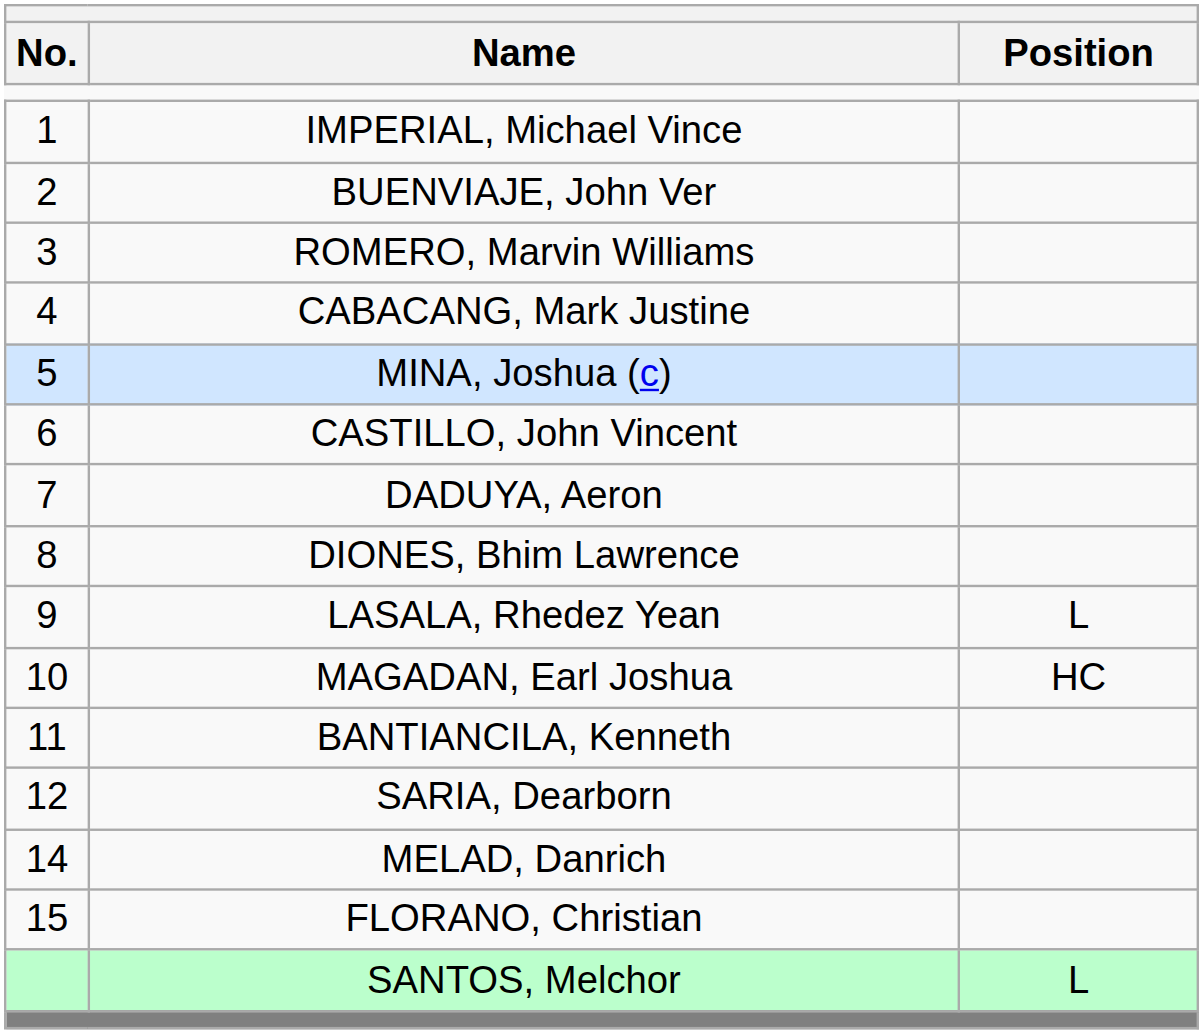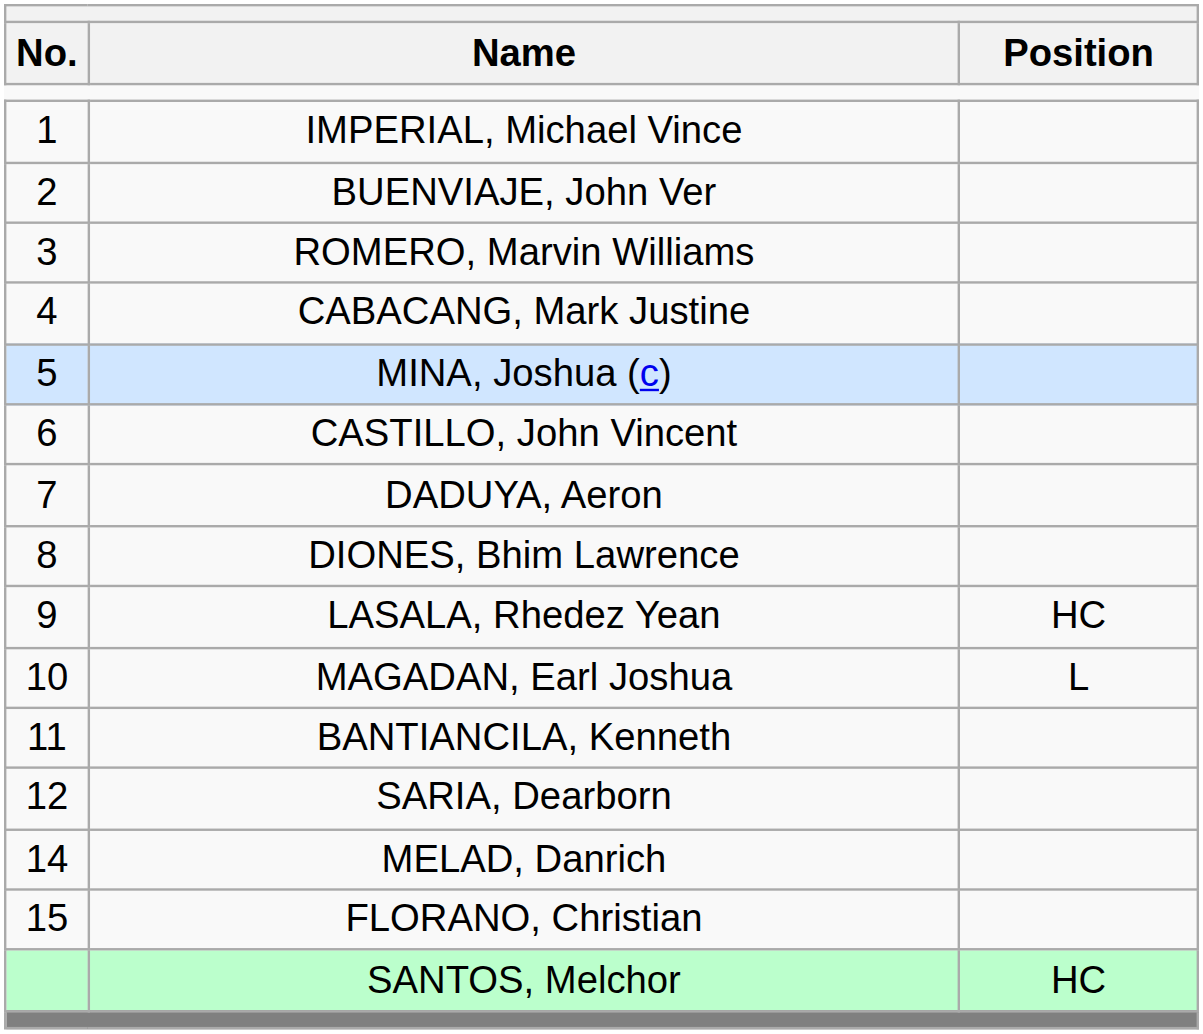(1079, 615) L -> (1079, 615) HC
(1079, 676) HC -> (1079, 676) L
(1079, 979) L -> (1079, 979) HC
